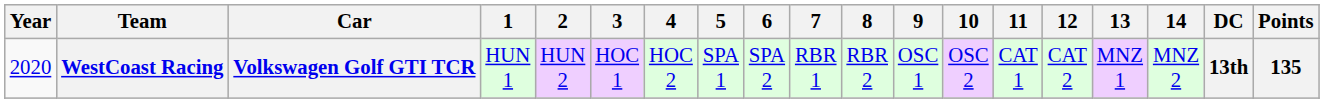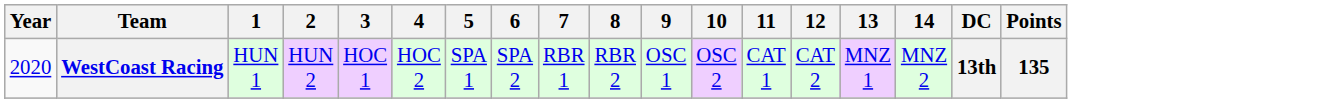- column: (354, 21)
